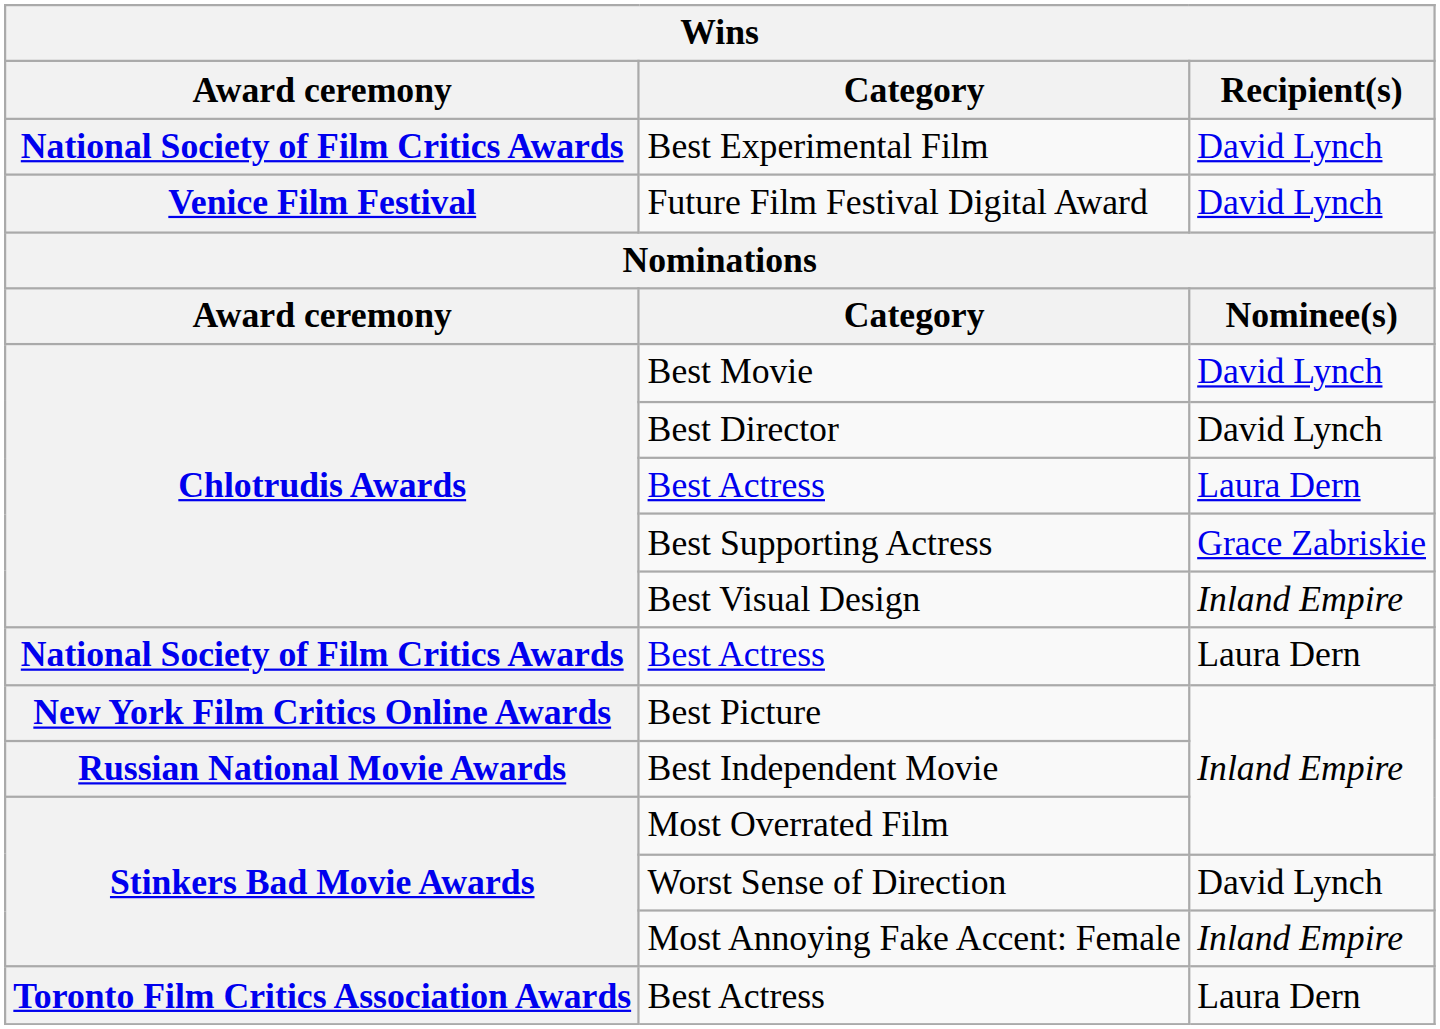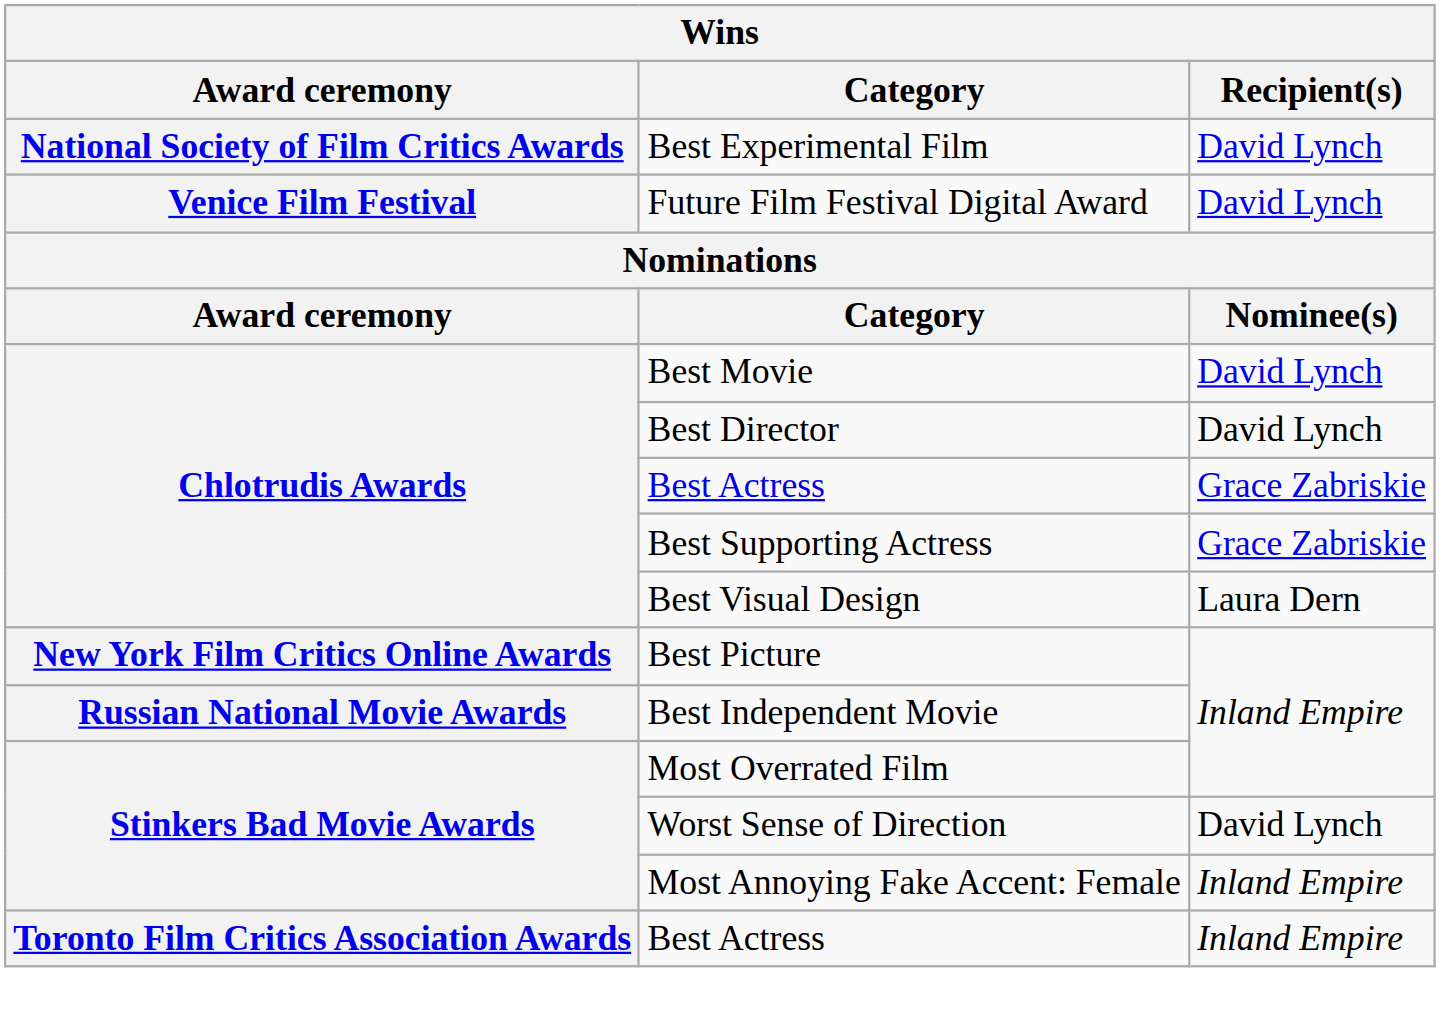(1279, 485) Laura Dern -> (1312, 485) Grace Zabriskie
(1300, 598) Inland Empire -> (1279, 598) Laura Dern
- row: (322, 655)
(1279, 994) Laura Dern -> (1300, 938) Inland Empire
